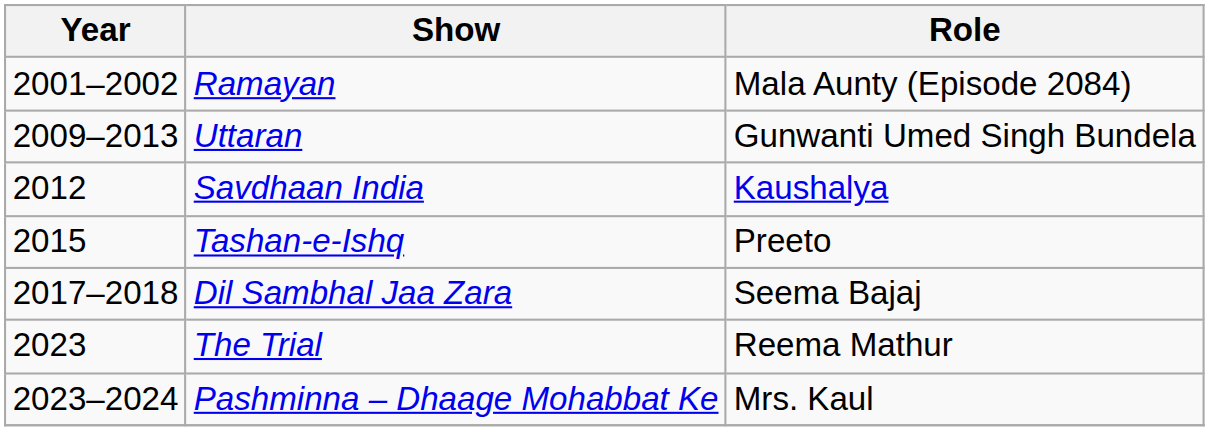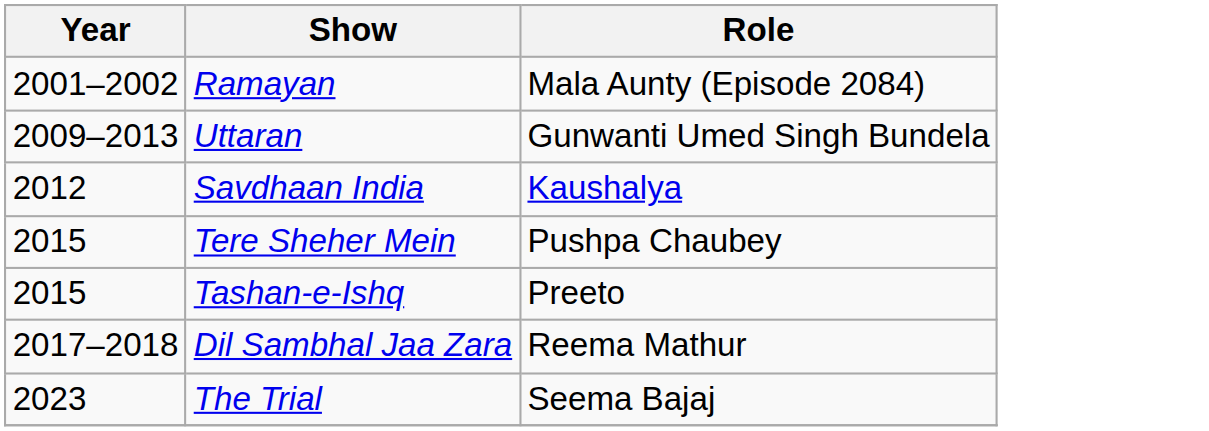+ row: (325, 240)
(828, 293) Seema Bajaj -> (637, 345) Reema Mathur
(843, 345) Reema Mathur -> (621, 398) Seema Bajaj
- row: (456, 398)
